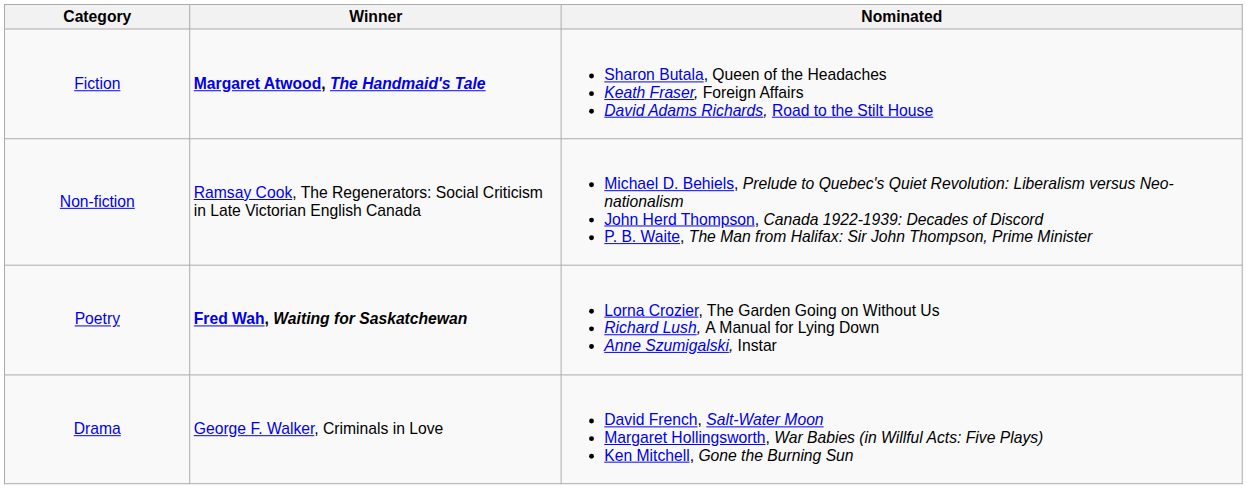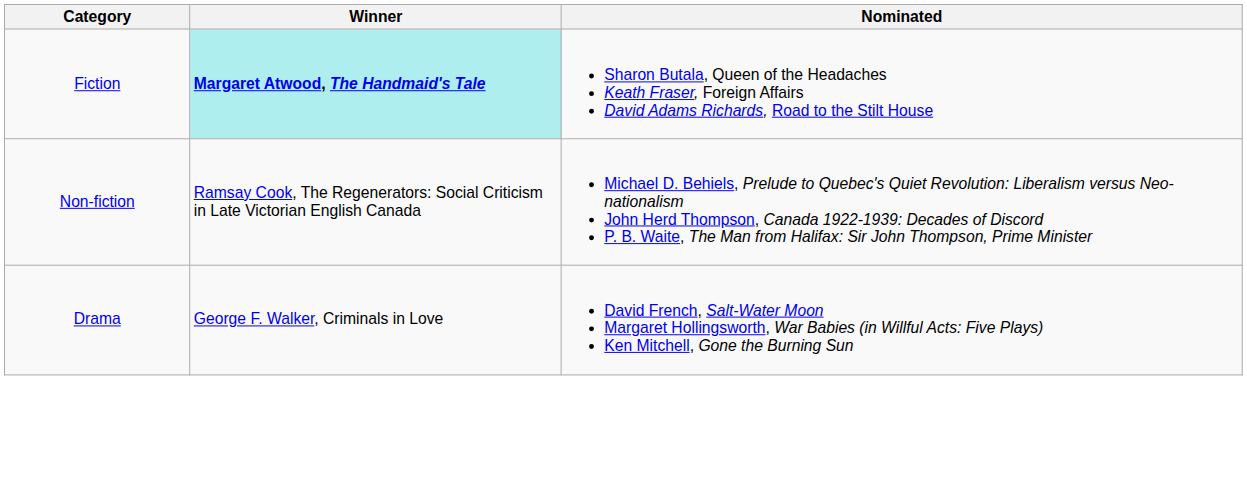(340, 83) no background -> (340, 83) paleturquoise background
- row: (97, 319)
